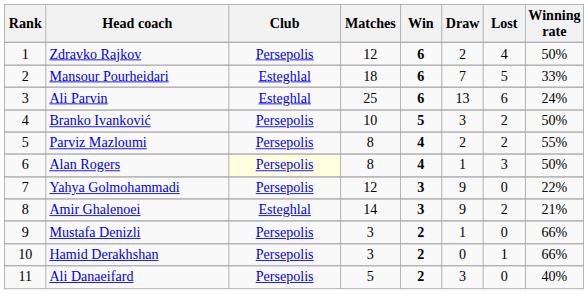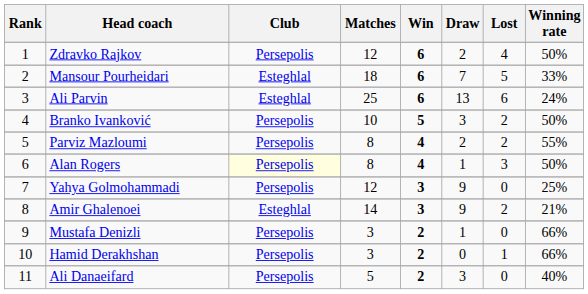(554, 187) 22% -> (554, 187) 25%
